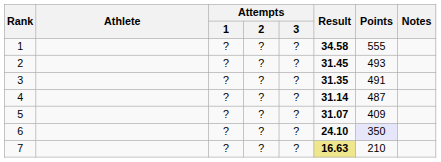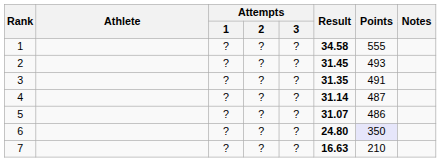(376, 115) 409 -> (376, 115) 486
(335, 132) 24.10 -> (335, 132) 24.80
(335, 149) khaki background -> (335, 149) no background
